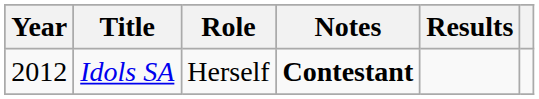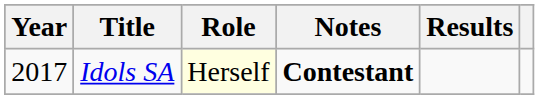(39, 71) 2012 -> (39, 71) 2017
(228, 71) no background -> (228, 71) lightyellow background
